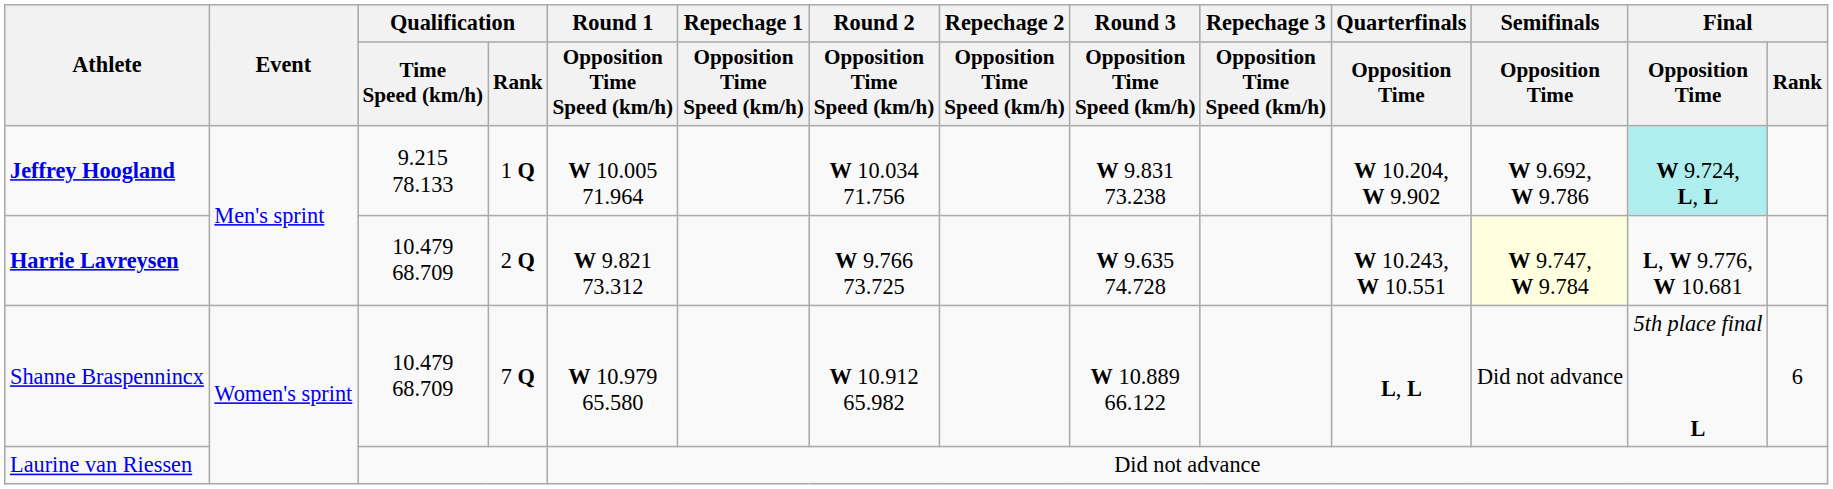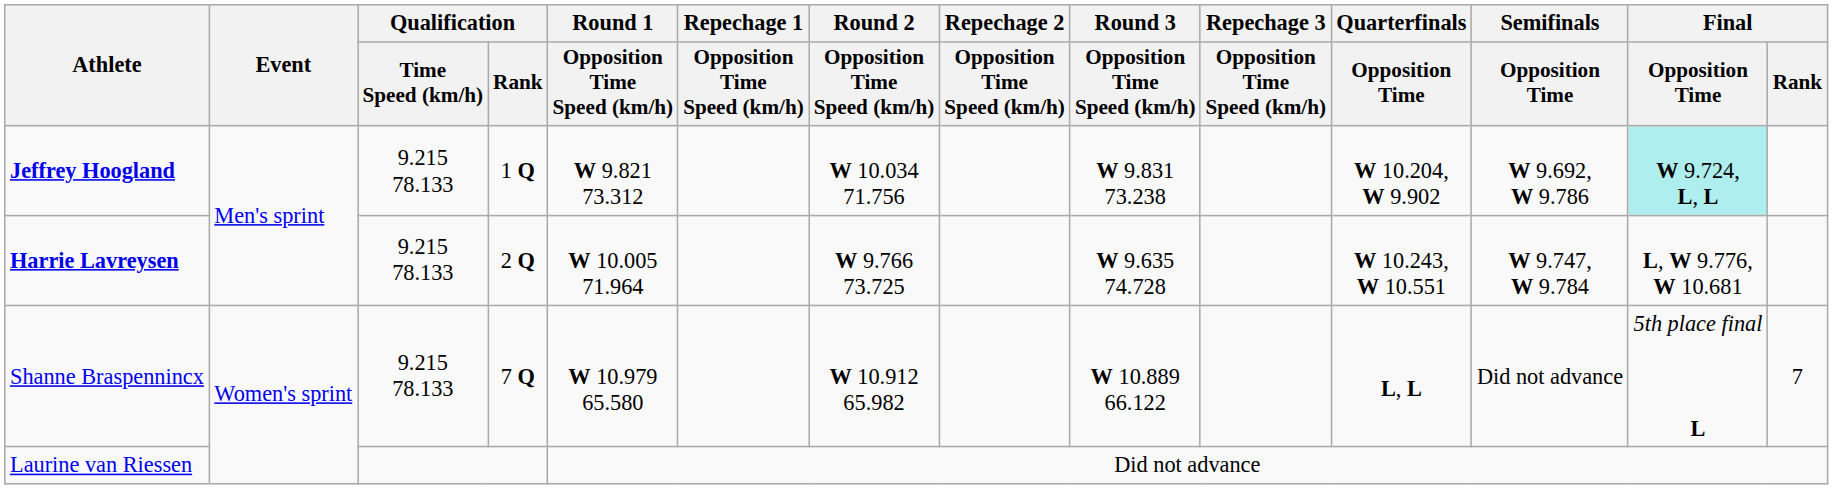(613, 184) W 10.005 71.964 -> (613, 184) W 9.821 73.312
(423, 260) 10.479 68.709 -> (423, 260) 9.215 78.133
(613, 273) W 9.821 73.312 -> (613, 273) W 10.005 71.964
(1550, 273) lightyellow background -> (1550, 273) no background
(423, 376) 10.479 68.709 -> (423, 376) 9.215 78.133
(1797, 376) 6 -> (1797, 376) 7
